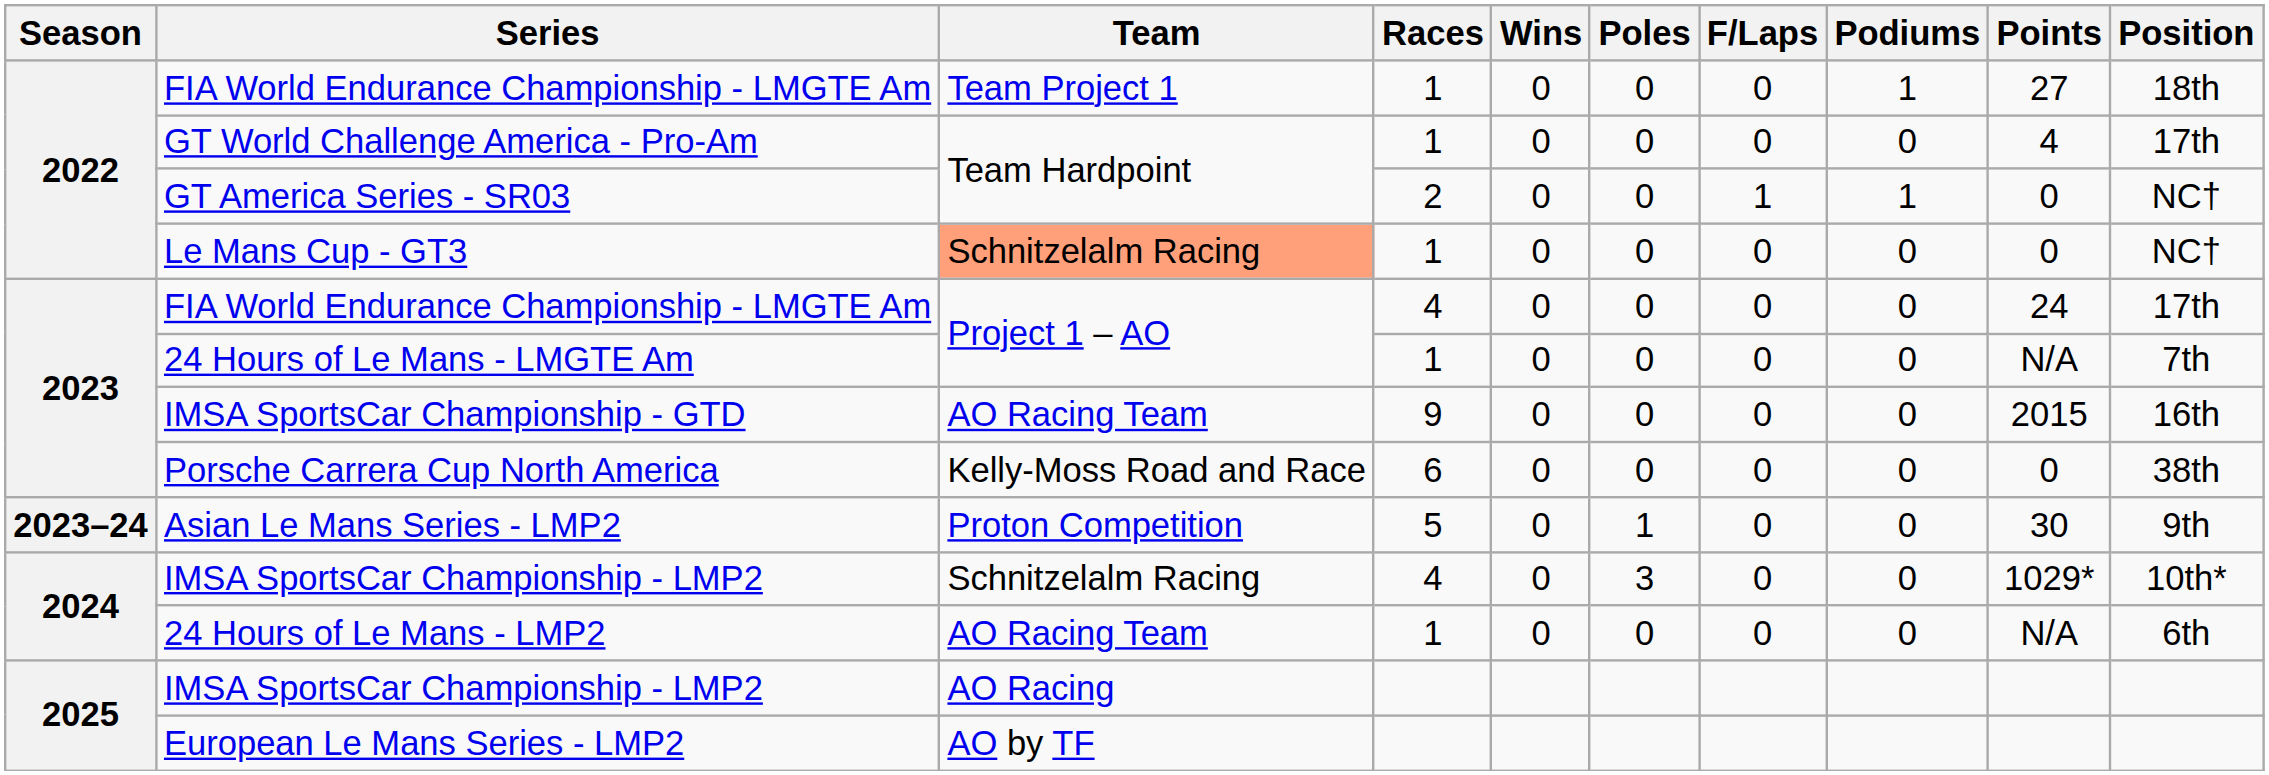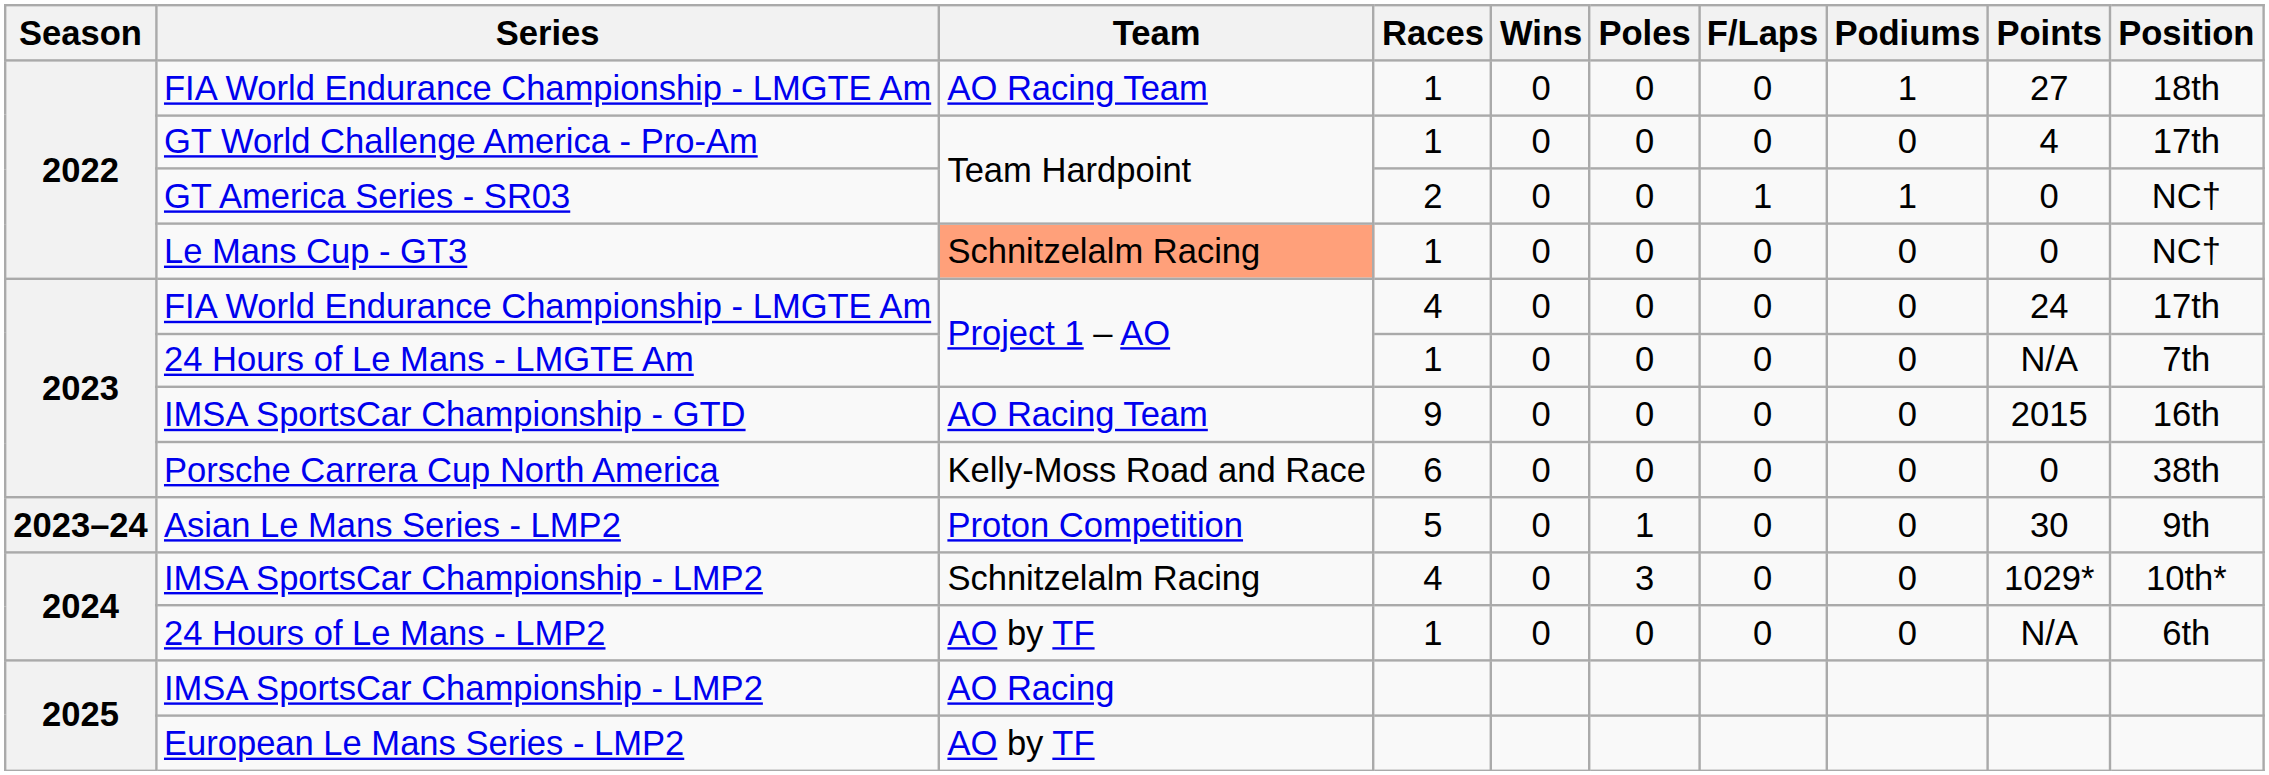(1063, 87) Team Project 1 -> (1078, 87) AO Racing Team
(1078, 633) AO Racing Team -> (1021, 633) AO by TF
